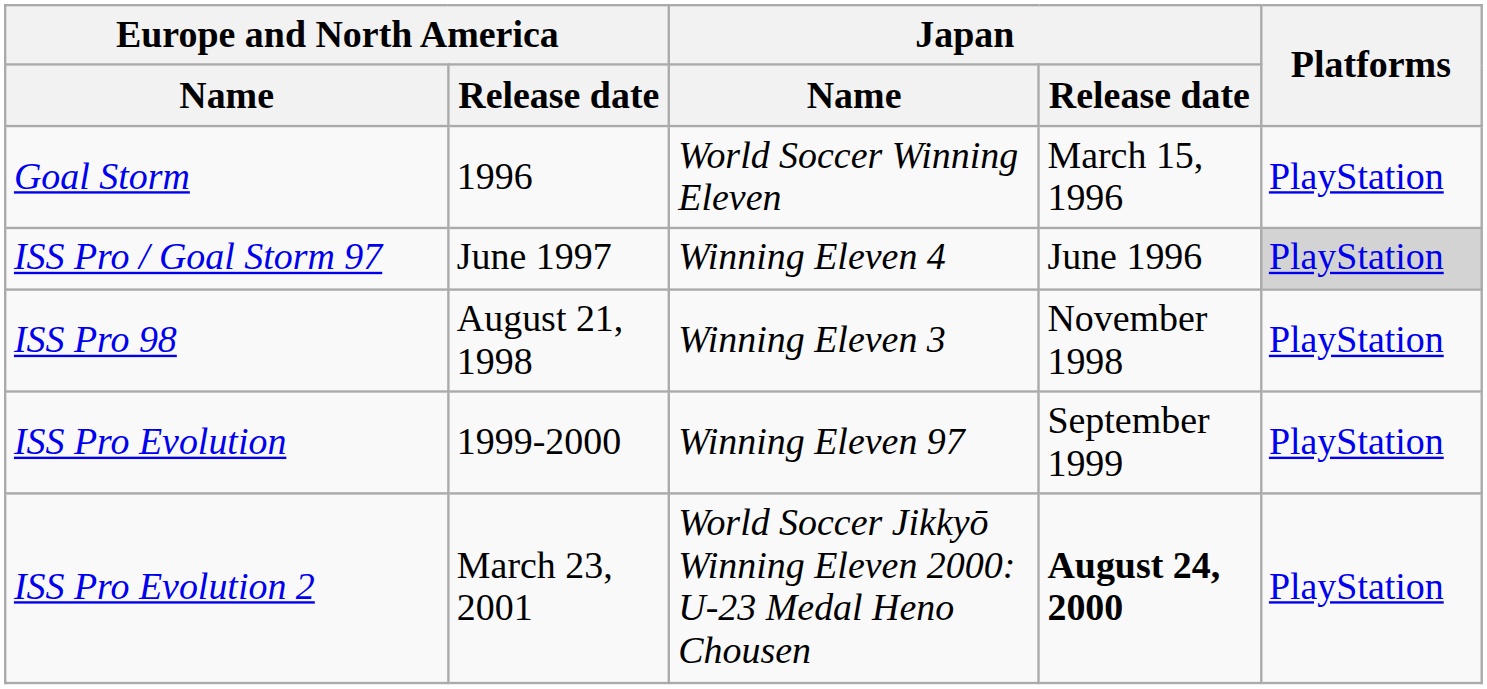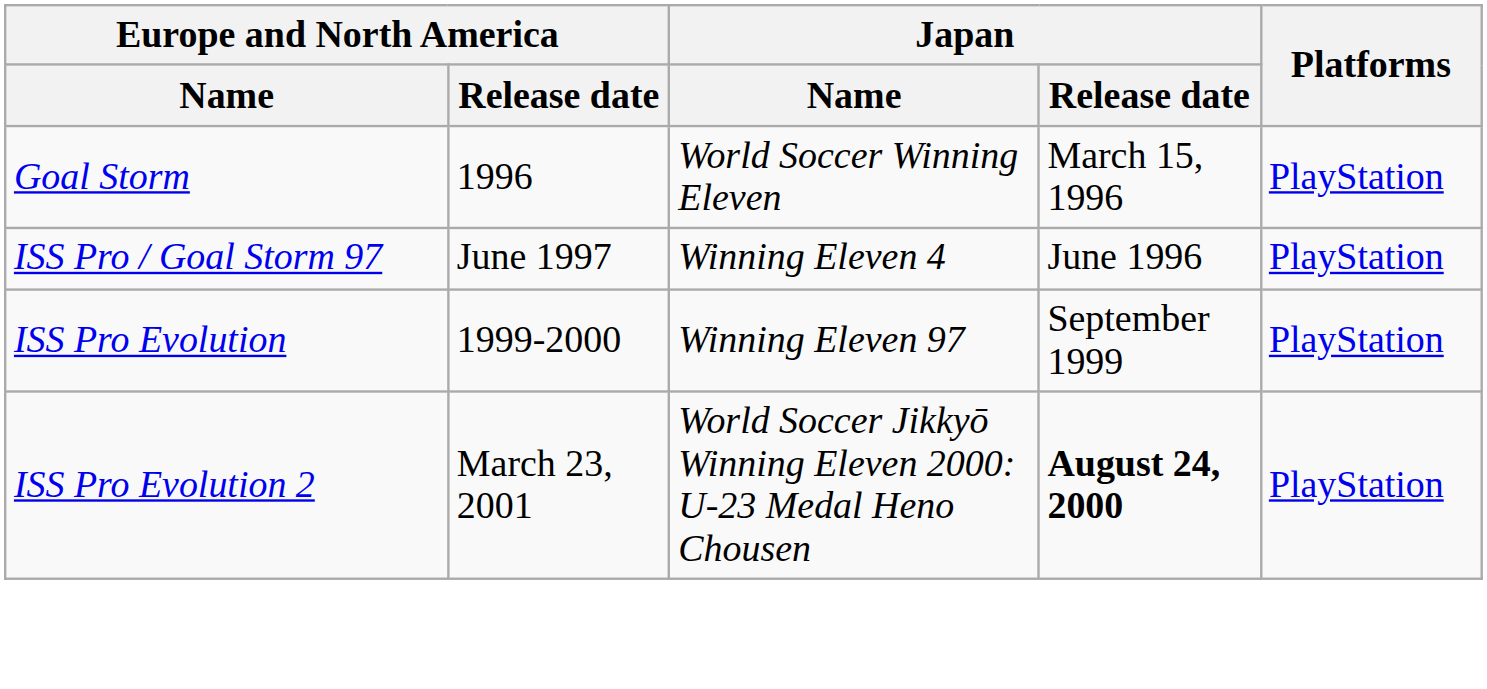(1356, 257) lightgrey background -> (1356, 257) no background
- row: (95, 339)
